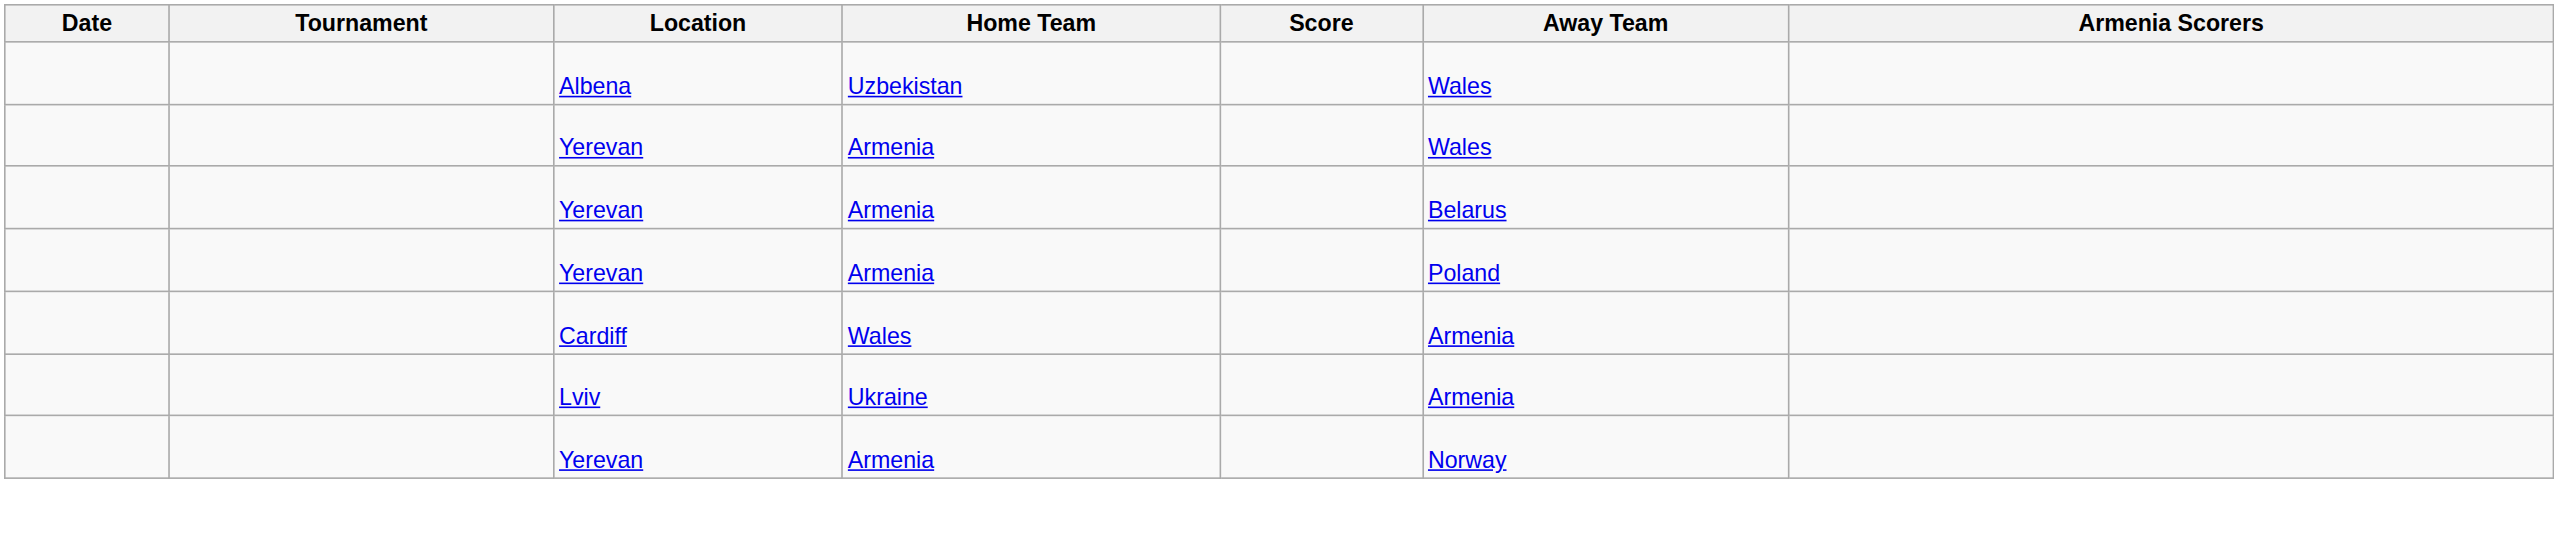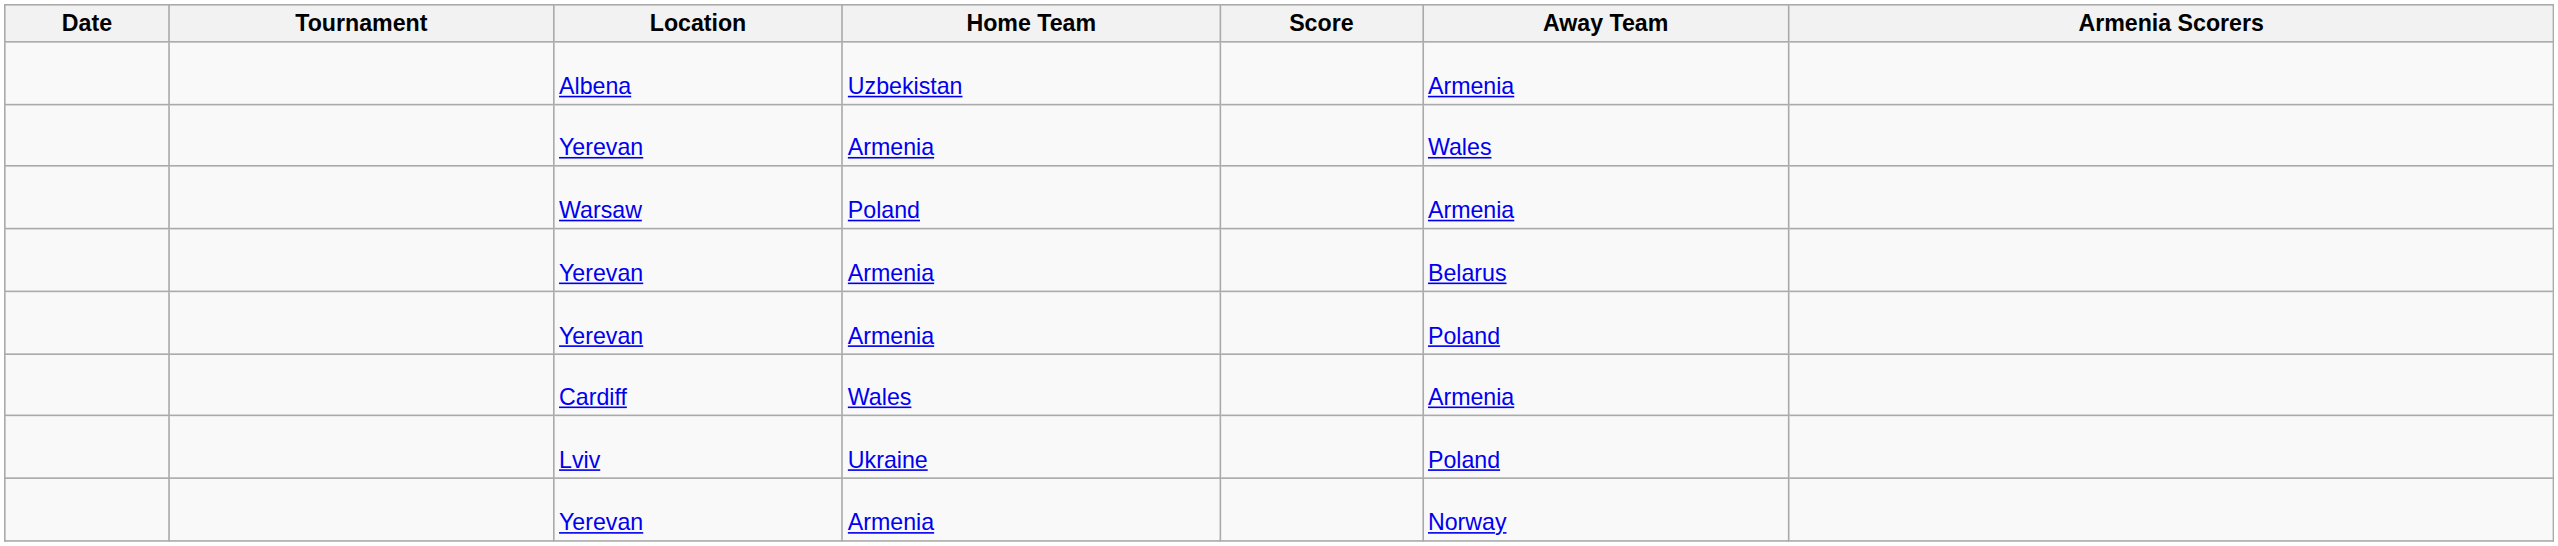(1460, 86) Wales -> (1471, 86) Armenia
+ row: (600, 211)
(1471, 398) Armenia -> (1464, 460) Poland
